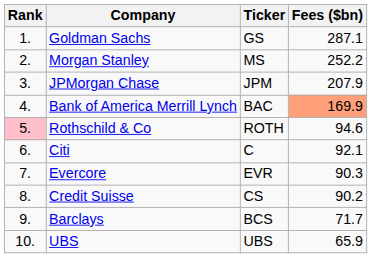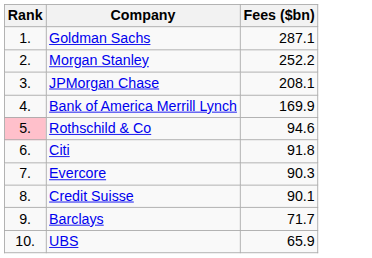- column: (264, 15)
(345, 83) 207.9 -> (297, 83) 208.1
(345, 106) lightsalmon background -> (297, 106) no background
(349, 151) 92.1 -> (301, 151) 91.8
(349, 196) 90.2 -> (301, 196) 90.1
